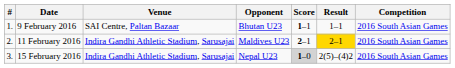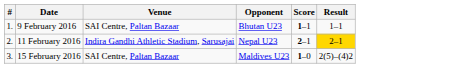- column: (402, 12)
(264, 41) Maldives U23 -> (258, 41) Nepal U23
(160, 56) Indira Gandhi Athletic Stadium, Sarusajai -> (132, 56) SAI Centre, Paltan Bazaar
(258, 56) Nepal U23 -> (264, 56) Maldives U23
(304, 56) lightgrey background -> (304, 56) no background
